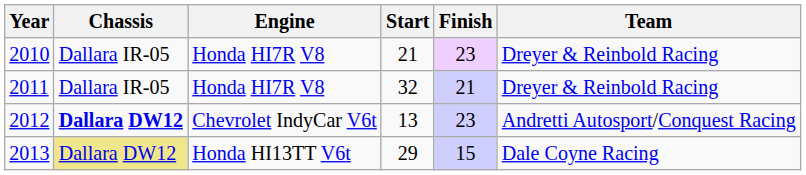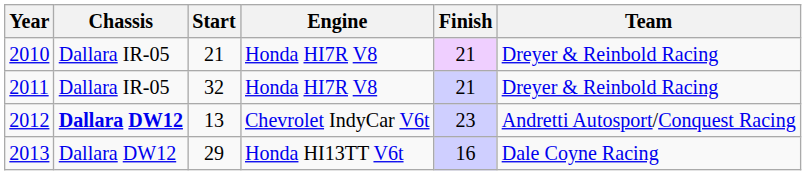columns swapped: (284, 21) <-> (408, 21)
(466, 54) 23 -> (466, 54) 21
(117, 153) khaki background -> (117, 153) no background
(466, 153) 15 -> (466, 153) 16
